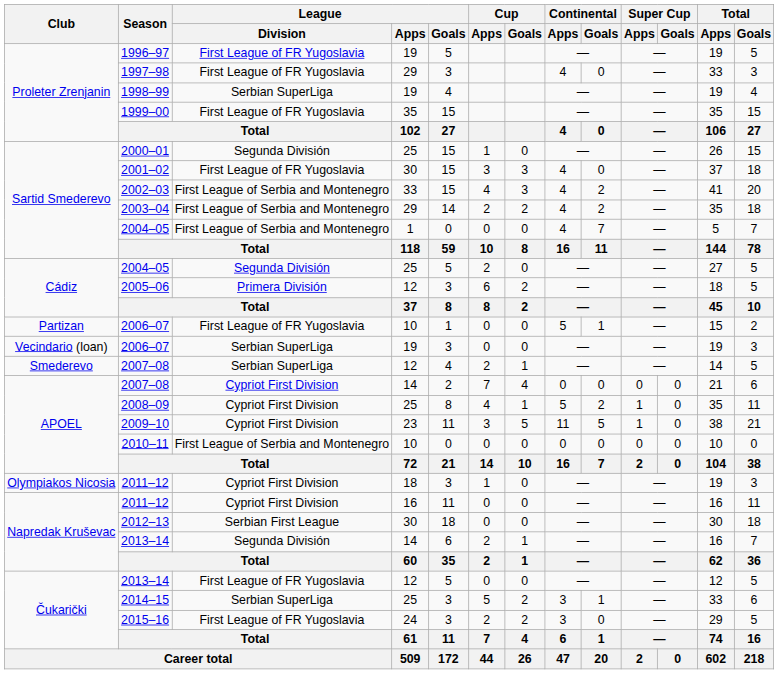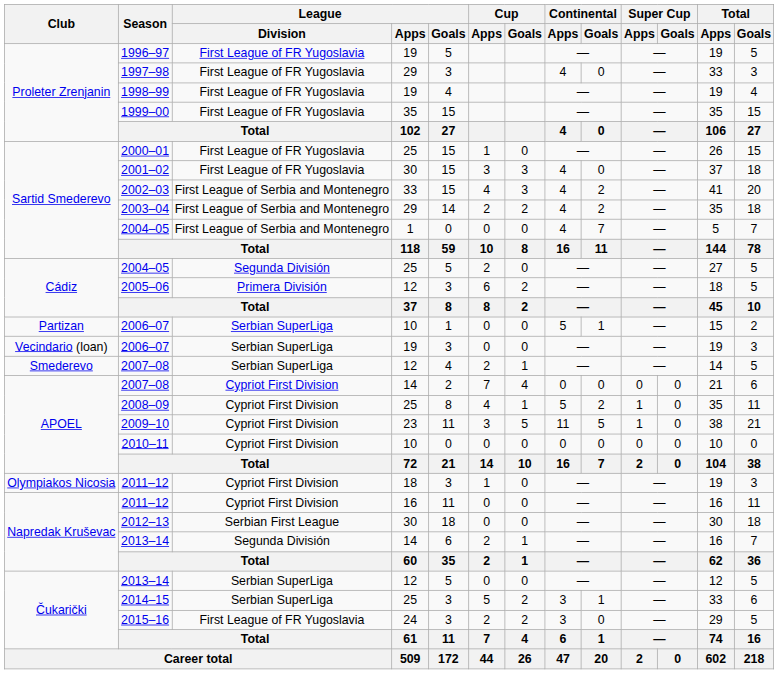(282, 92) Serbian SuperLiga -> (282, 92) First League of FR Yugoslavia
(282, 151) Segunda División -> (282, 151) First League of FR Yugoslavia
(282, 326) First League of FR Yugoslavia -> (282, 326) Serbian SuperLiga
(282, 444) First League of Serbia and Montenegro -> (282, 444) Cypriot First Division
(282, 580) First League of FR Yugoslavia -> (282, 580) Serbian SuperLiga
